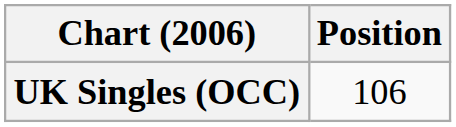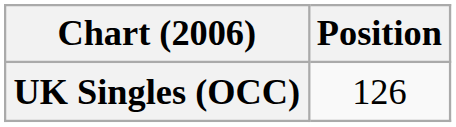(379, 90) 106 -> (379, 90) 126
